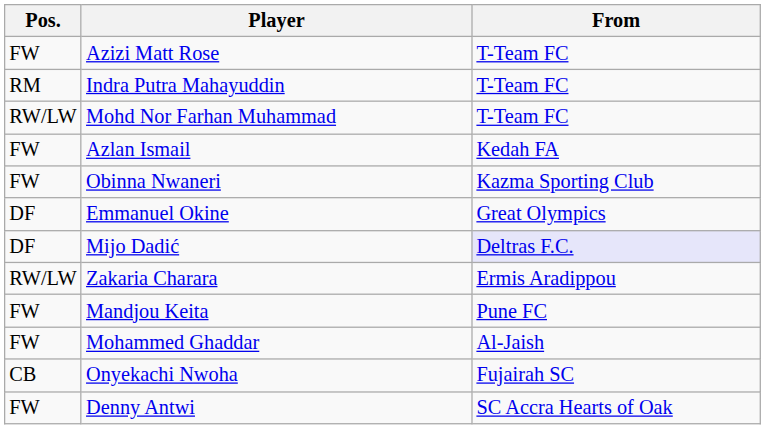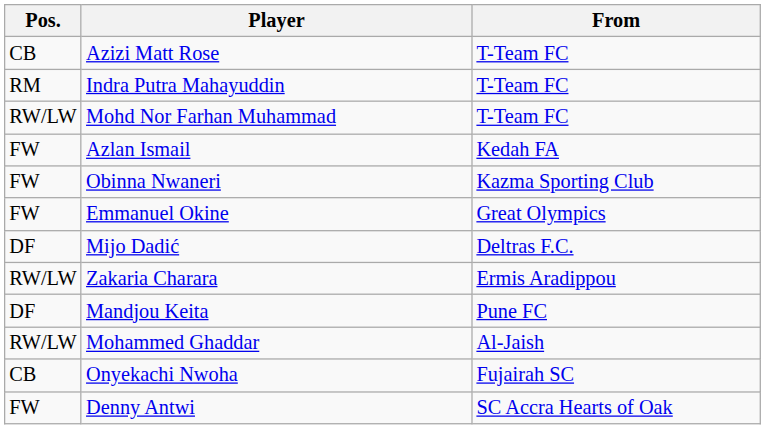(25, 52) FW -> (23, 52) CB
(22, 213) DF -> (25, 213) FW
(525, 246) lavender background -> (525, 246) no background
(25, 310) FW -> (22, 310) DF
(25, 342) FW -> (43, 342) RW/LW
